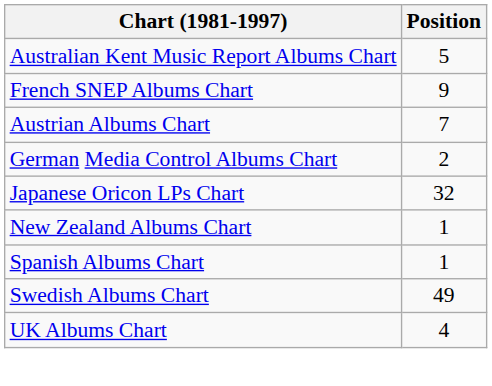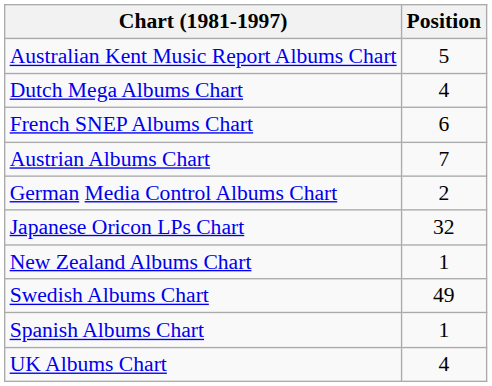+ row: (126, 90)
(444, 90) 9 -> (444, 124) 6
rows swapped: (107, 261) <-> (109, 295)
